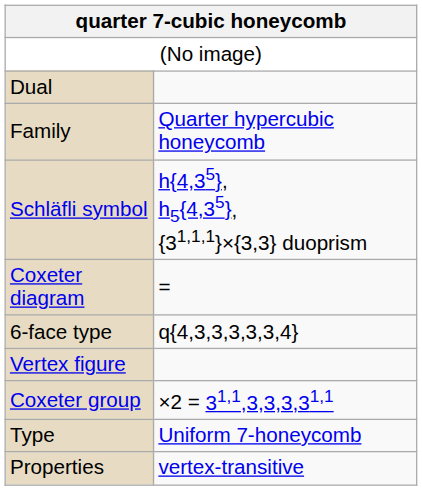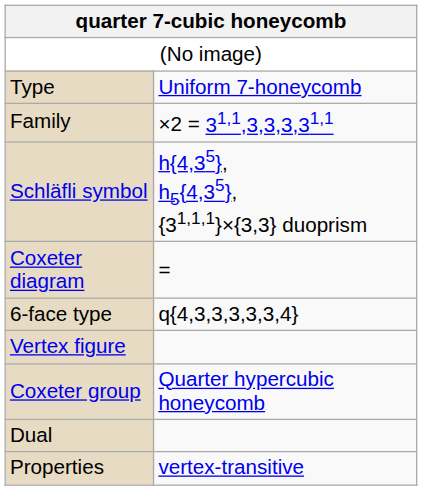rows swapped: (32, 435) <-> (31, 86)
(246, 131) Quarter hypercubic honeycomb -> (246, 122) ×2 = 31,1,3,3,3,31,1
(246, 399) ×2 = 31,1,3,3,3,31,1 -> (246, 391) Quarter hypercubic honeycomb
